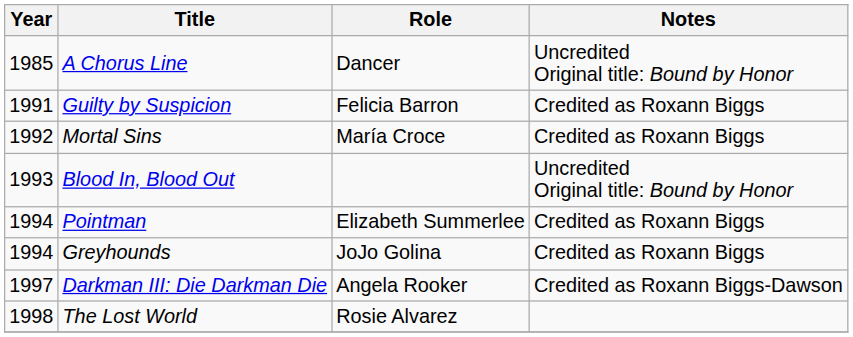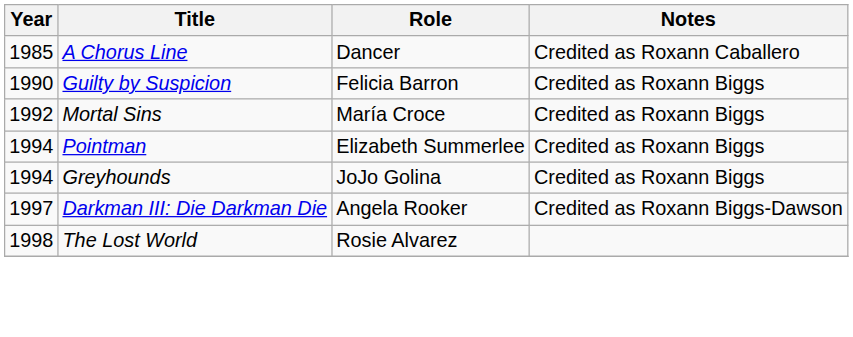(664, 62) Uncredited Original title: Bound by Honor -> (667, 51) Credited as Roxann Caballero
(31, 105) 1991 -> (31, 83) 1990
- row: (149, 179)
